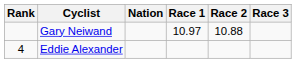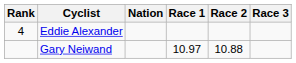rows swapped: (76, 31) <-> (81, 49)
